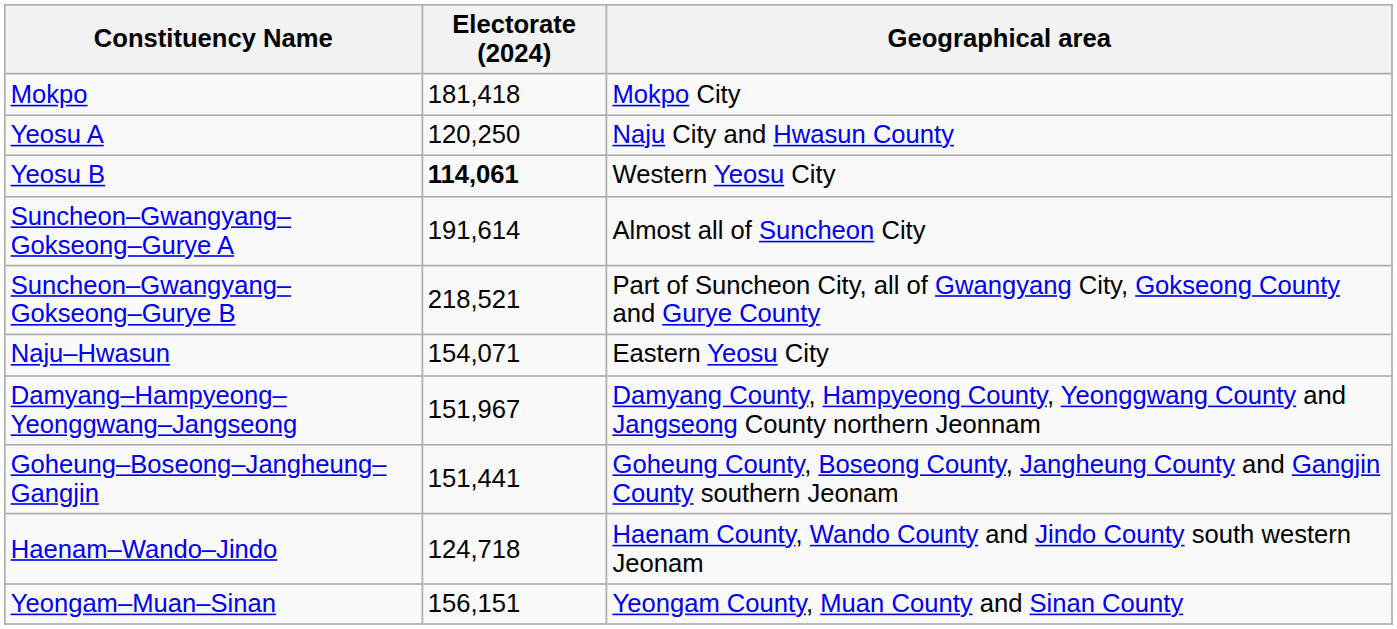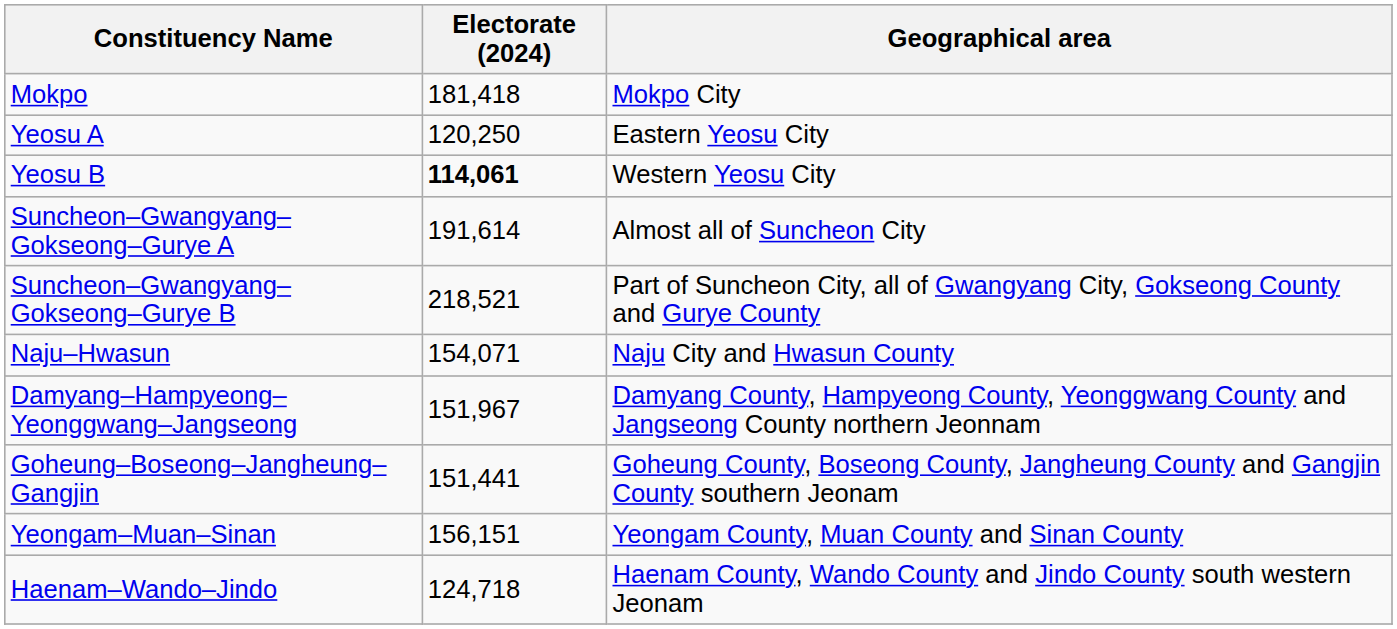(783, 134) Naju City and Hwasun County -> (721, 134) Eastern Yeosu City
(721, 354) Eastern Yeosu City -> (783, 354) Naju City and Hwasun County
rows swapped: (144, 548) <-> (143, 603)
